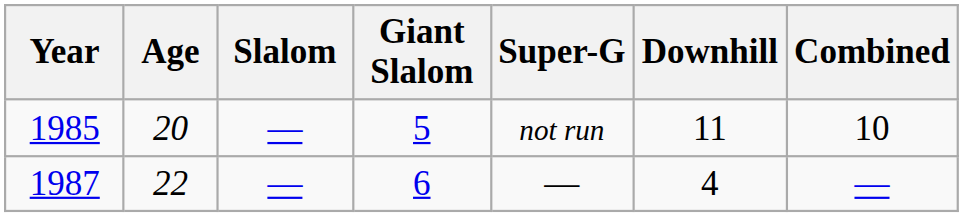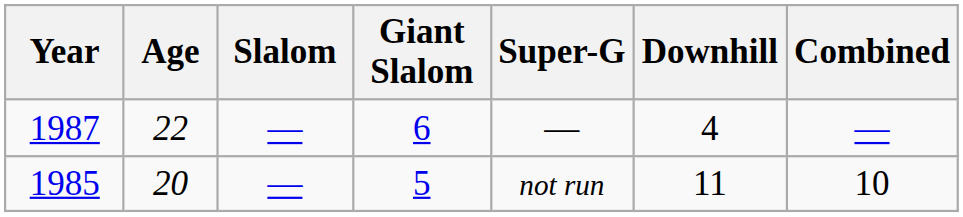rows swapped: (65, 127) <-> (65, 182)
